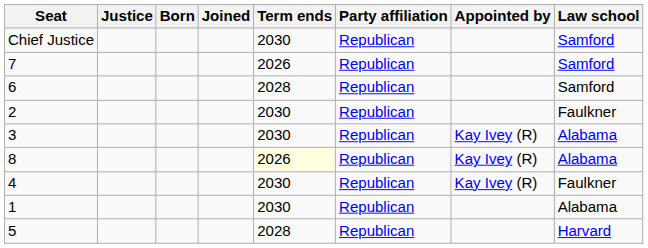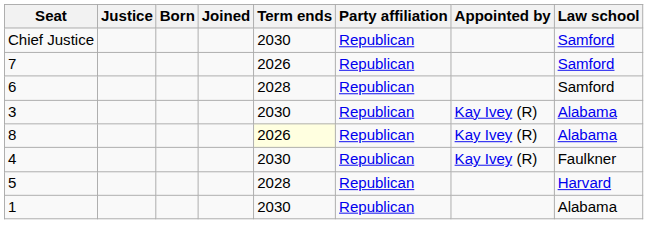- row: (12, 111)
rows swapped: (12, 231) <-> (12, 207)
